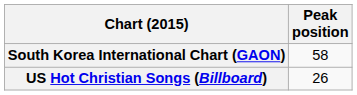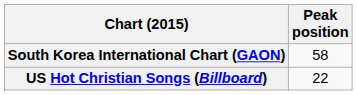(320, 78) 26 -> (320, 78) 22
